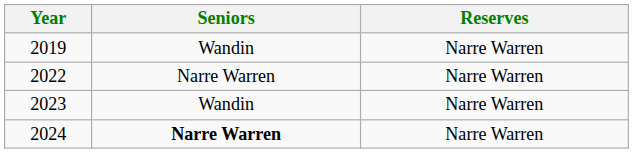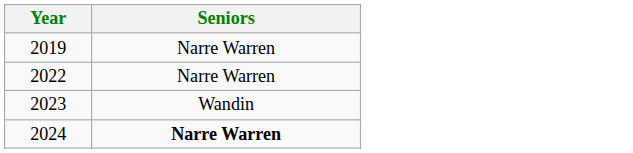- column: (494, 18)
(226, 47) Wandin -> (226, 47) Narre Warren
